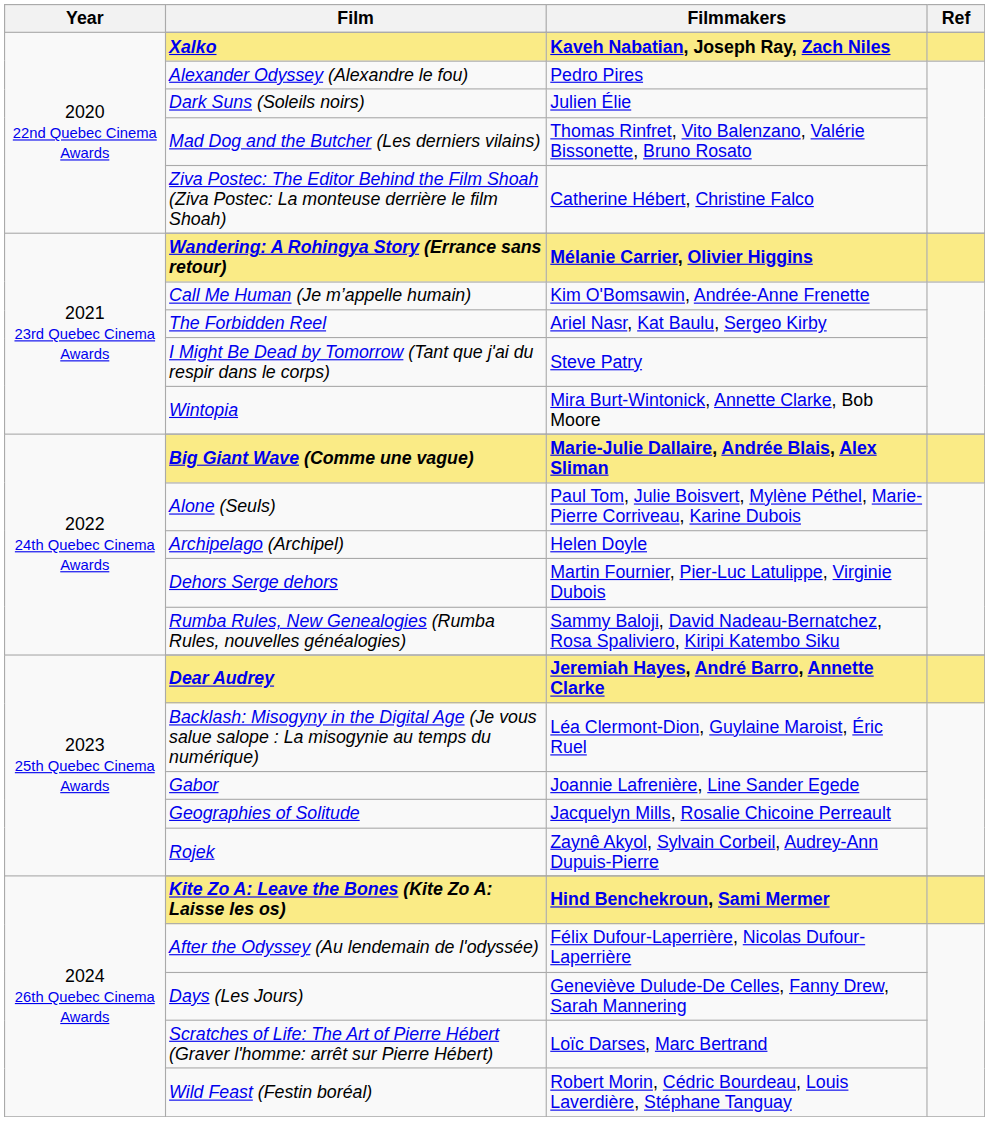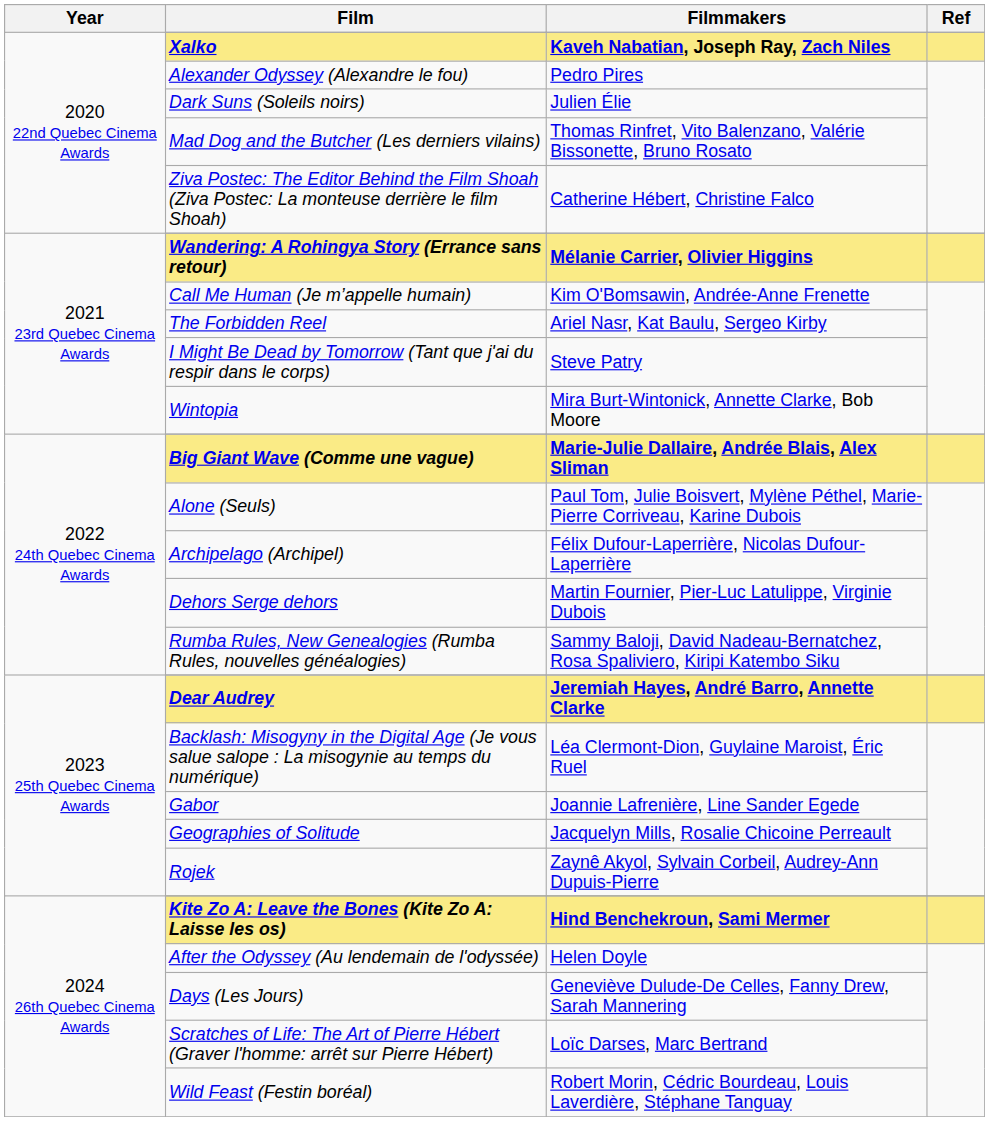(599, 544) Helen Doyle -> (708, 554) Félix Dufour-Laperrière, Nicolas Dufour-Laperrière
(708, 947) Félix Dufour-Laperrière, Nicolas Dufour-Laperrière -> (599, 957) Helen Doyle
